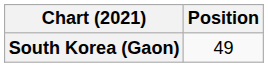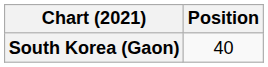(223, 47) 49 -> (223, 47) 40
